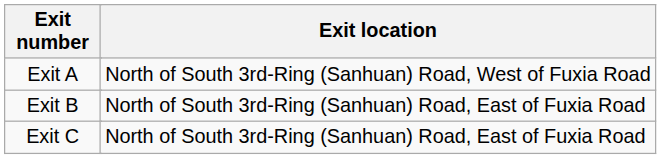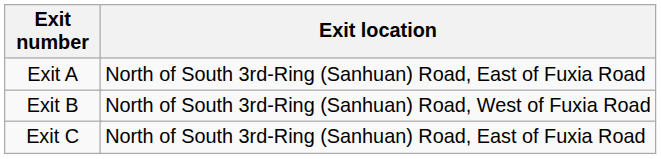(378, 74) North of South 3rd-Ring (Sanhuan) Road, West of Fuxia Road -> (375, 74) North of South 3rd-Ring (Sanhuan) Road, East of Fuxia Road
(375, 105) North of South 3rd-Ring (Sanhuan) Road, East of Fuxia Road -> (378, 105) North of South 3rd-Ring (Sanhuan) Road, West of Fuxia Road
